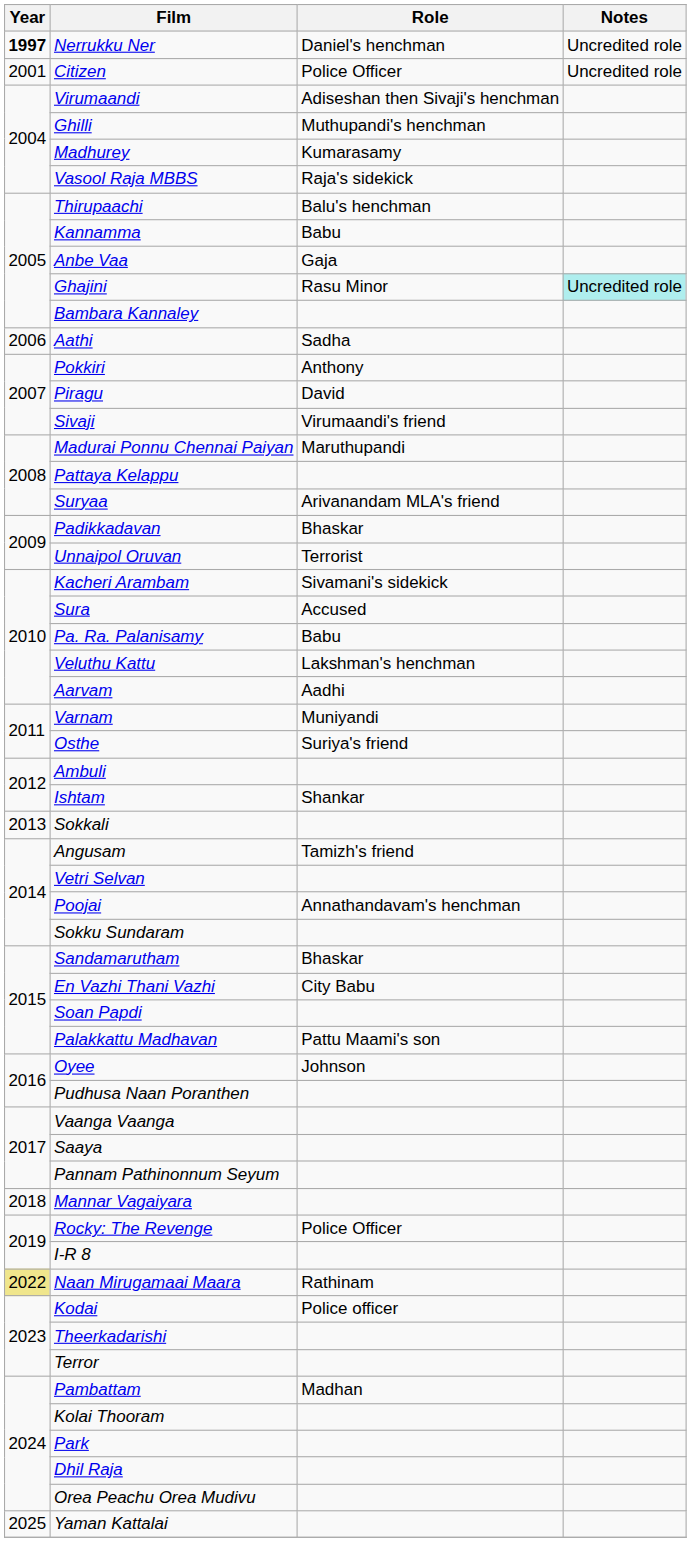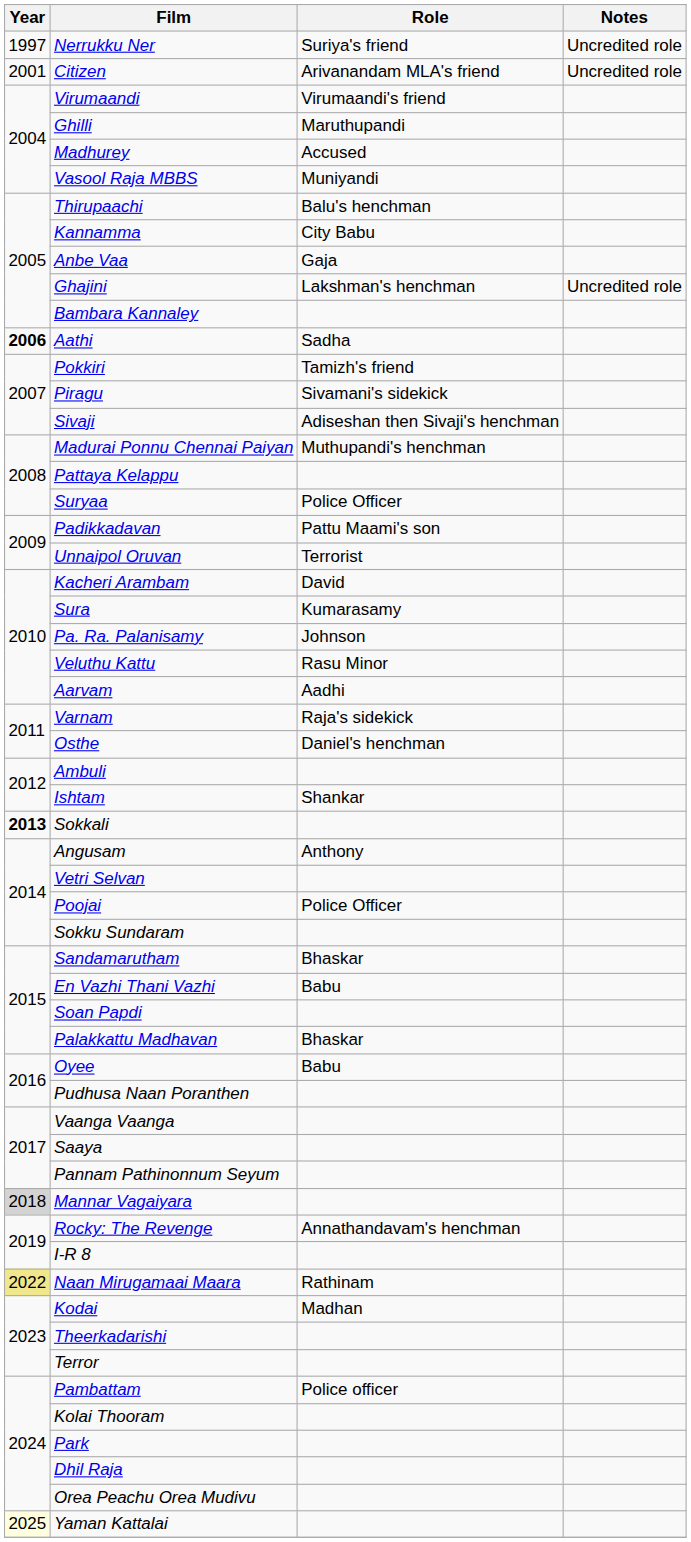(27, 44) bold -> (27, 44) normal
(373, 44) Daniel's henchman -> (355, 44) Suriya's friend
(352, 71) Police Officer -> (400, 71) Arivanandam MLA's friend
(430, 98) Adiseshan then Sivaji's henchman -> (373, 98) Virumaandi's friend
(393, 125) Muthupandi's henchman -> (353, 125) Maruthupandi
(351, 152) Kumarasamy -> (334, 152) Accused
(357, 179) Raja's sidekick -> (340, 179) Muniyandi
(321, 233) Babu -> (338, 233) City Babu
(345, 286) Rasu Minor -> (388, 286) Lakshman's henchman
(624, 286) paleturquoise background -> (624, 286) no background
(27, 340) normal -> (27, 340) bold
(332, 367) Anthony -> (358, 367) Tamizh's friend
(323, 394) David -> (375, 394) Sivamani's sidekick
(373, 421) Virumaandi's friend -> (430, 421) Adiseshan then Sivaji's henchman
(353, 448) Maruthupandi -> (393, 448) Muthupandi's henchman
(400, 502) Arivanandam MLA's friend -> (352, 502) Police Officer
(332, 529) Bhaskar -> (371, 529) Pattu Maami's son
(375, 582) Sivamani's sidekick -> (323, 582) David
(334, 609) Accused -> (351, 609) Kumarasamy
(321, 636) Babu -> (333, 636) Johnson
(388, 663) Lakshman's henchman -> (345, 663) Rasu Minor
(340, 717) Muniyandi -> (357, 717) Raja's sidekick
(355, 744) Suriya's friend -> (373, 744) Daniel's henchman
(27, 824) normal -> (27, 824) bold
(358, 851) Tamizh's friend -> (332, 851) Anthony
(411, 905) Annathandavam's henchman -> (352, 905) Police Officer
(338, 986) City Babu -> (321, 986) Babu
(371, 1040) Pattu Maami's son -> (332, 1040) Bhaskar
(333, 1066) Johnson -> (321, 1066) Babu
(27, 1201) no background -> (27, 1201) lightgrey background
(352, 1228) Police Officer -> (411, 1228) Annathandavam's henchman
(350, 1309) Police officer -> (332, 1309) Madhan
(332, 1389) Madhan -> (350, 1389) Police officer
(27, 1524) no background -> (27, 1524) lightyellow background
